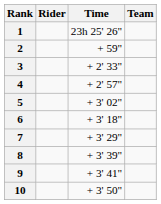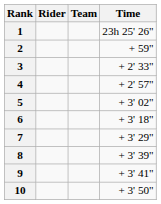columns swapped: (141, 13) <-> (96, 13)
